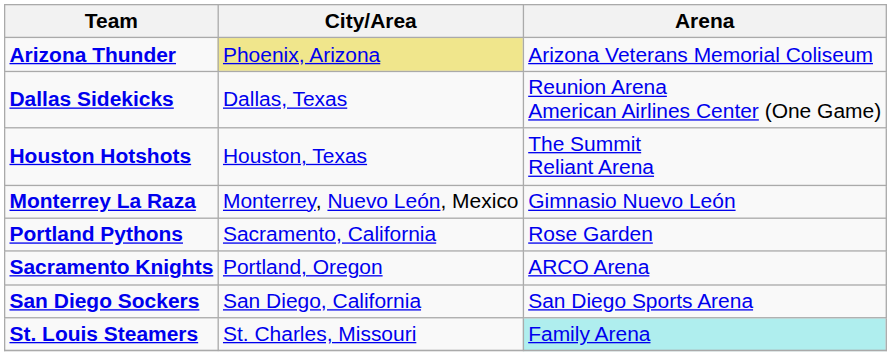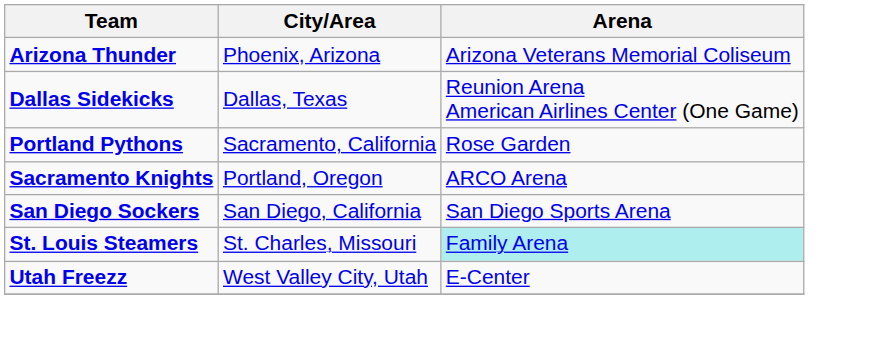(302, 54) khaki background -> (302, 54) no background
- row: (100, 156)
- row: (103, 201)
+ row: (68, 277)
